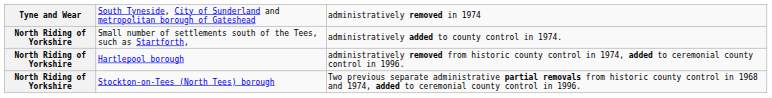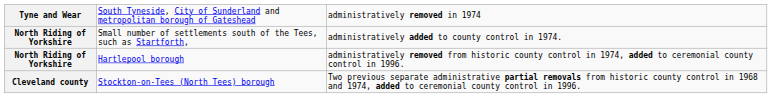(50, 82) North Riding of Yorkshire -> (50, 82) Cleveland county
